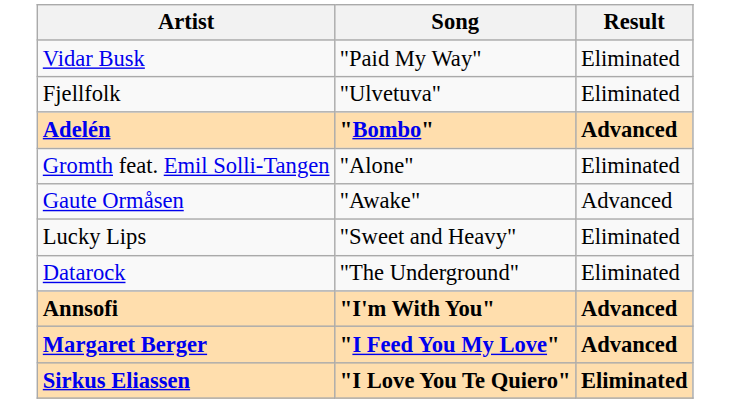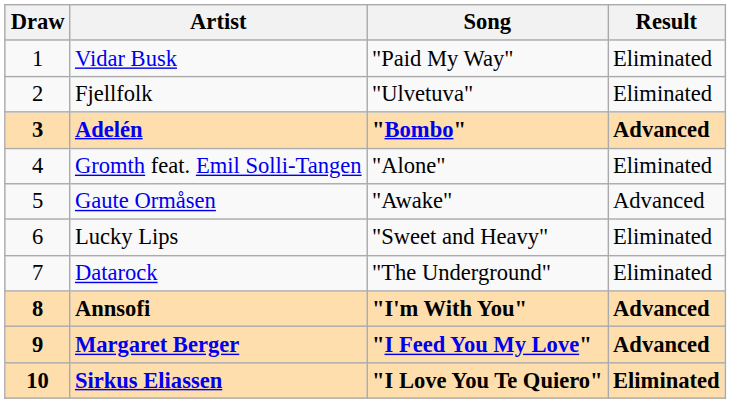+ column: (38, 22)
